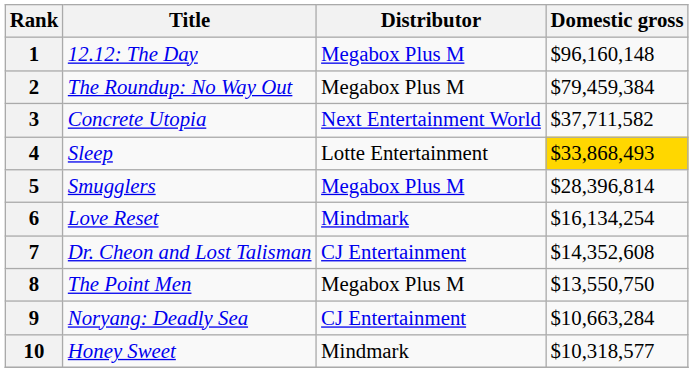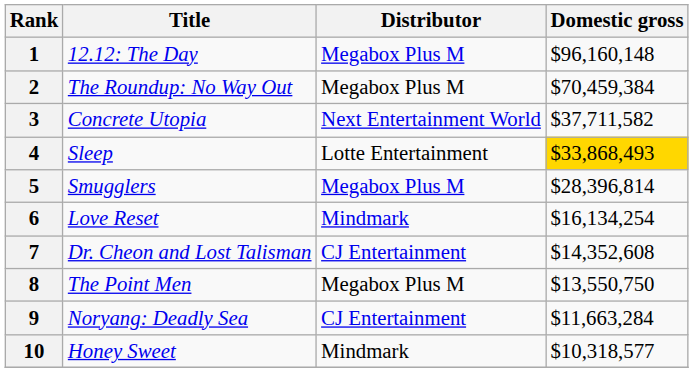(602, 86) $79,459,384 -> (602, 86) $70,459,384
(602, 317) $10,663,284 -> (602, 317) $11,663,284
